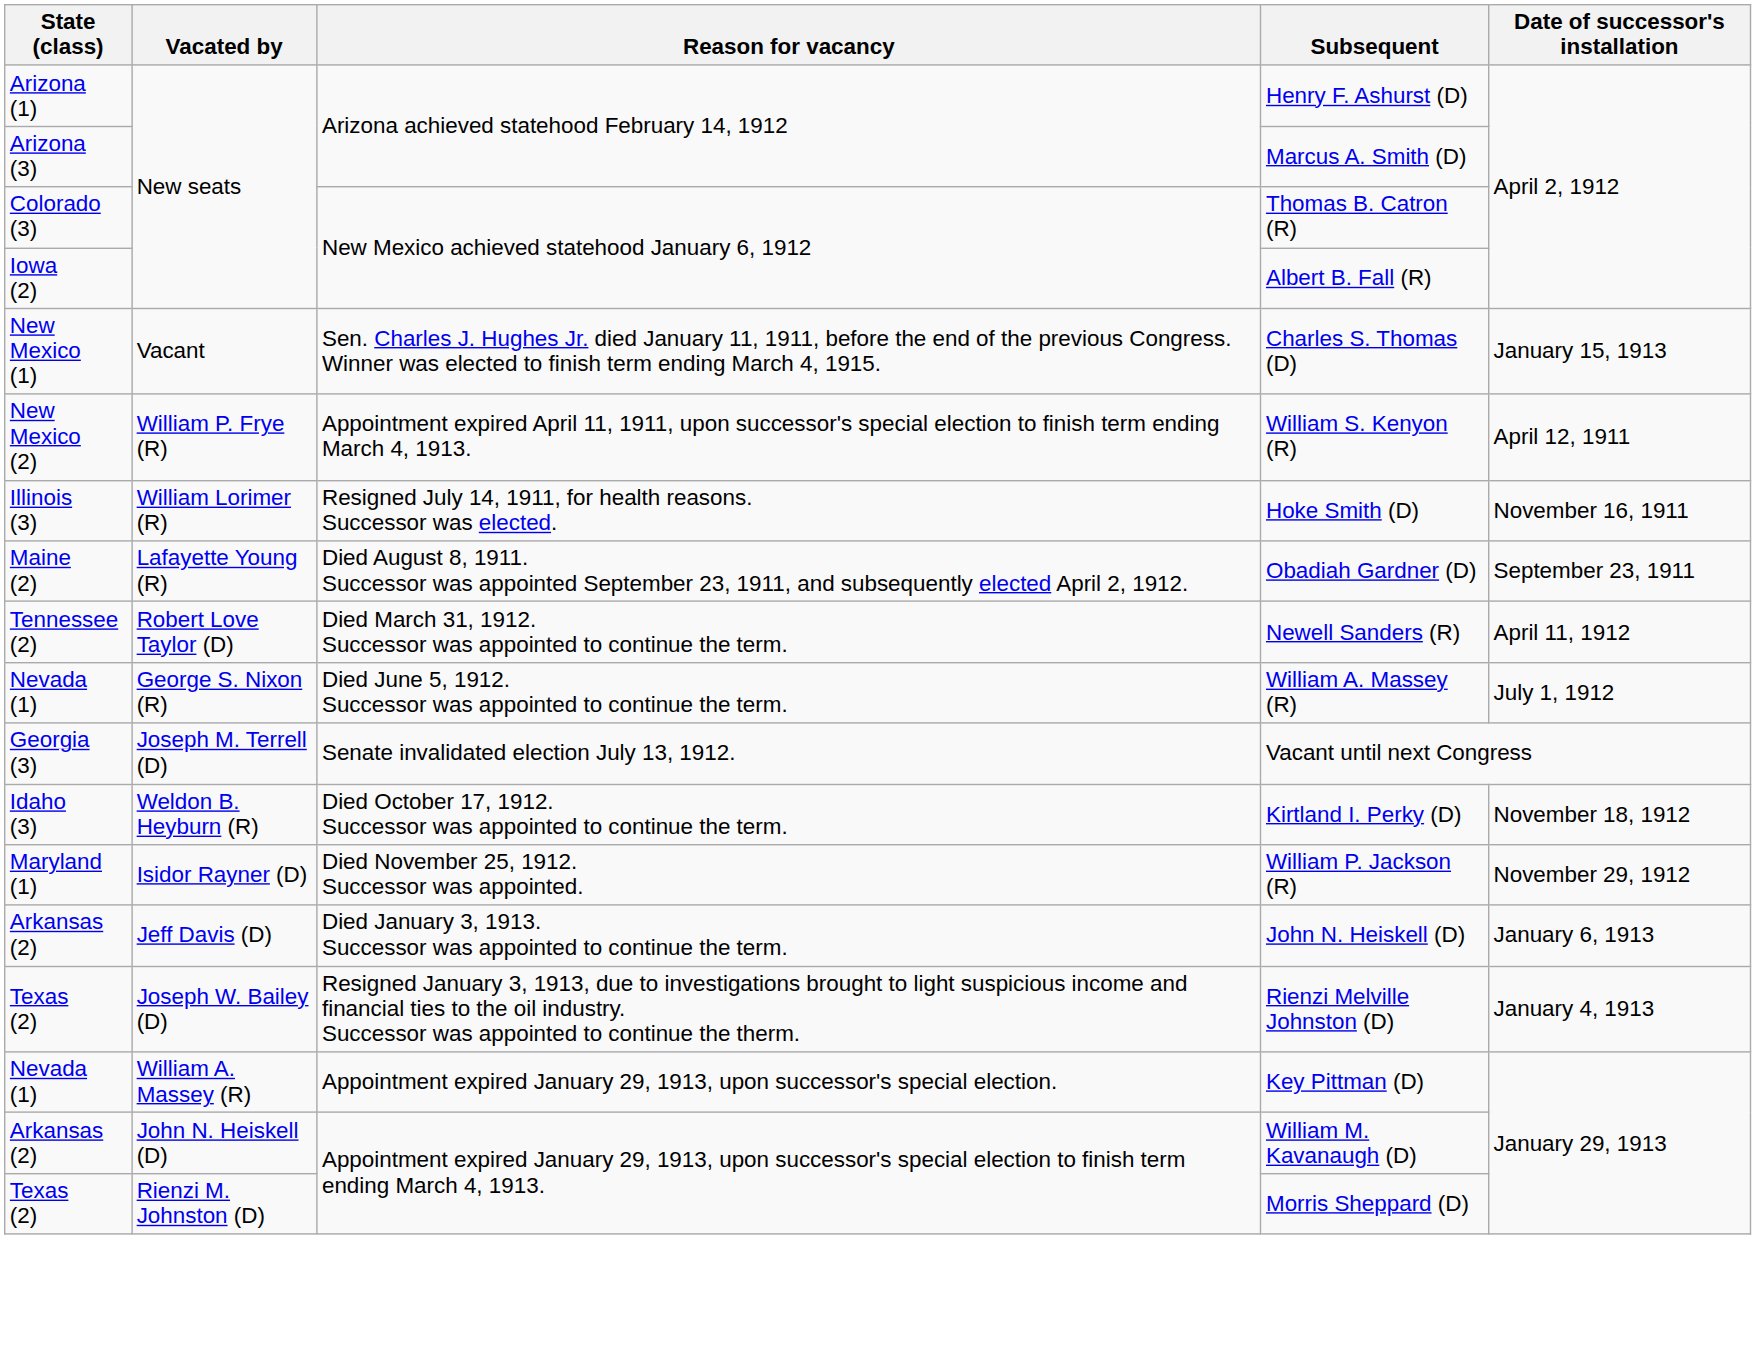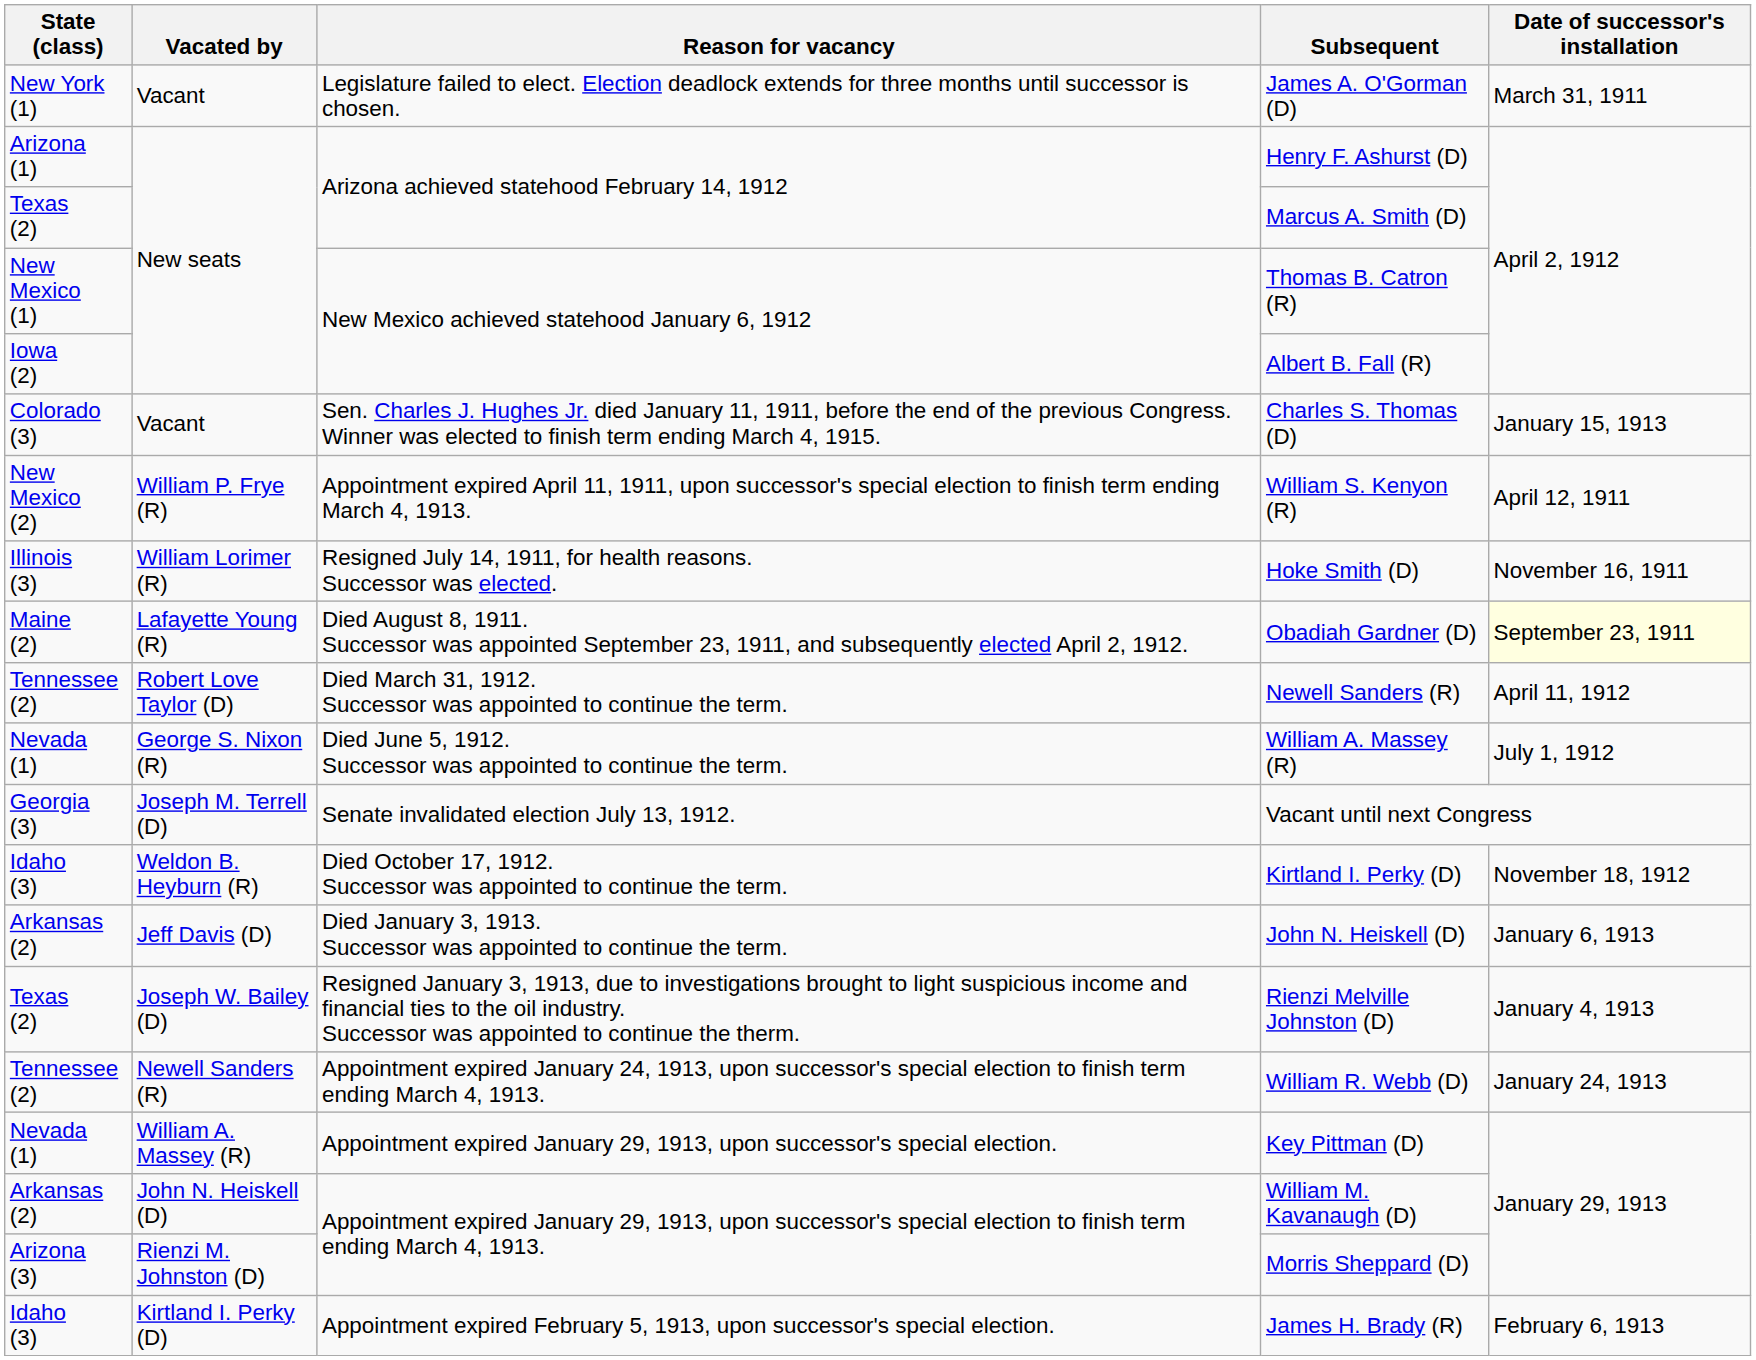+ row: (1366, 95)
(48, 156) Arizona (3) -> (39, 217) Texas (2)
(55, 217) Colorado (3) -> (45, 290) New Mexico (1)
(45, 351) New Mexico (1) -> (55, 424) Colorado (3)
(1594, 571) no background -> (1594, 631) lightyellow background
- row: (1358, 874)
+ row: (1367, 1082)
(39, 1203) Texas (2) -> (48, 1264) Arizona (3)
+ row: (1364, 1324)
